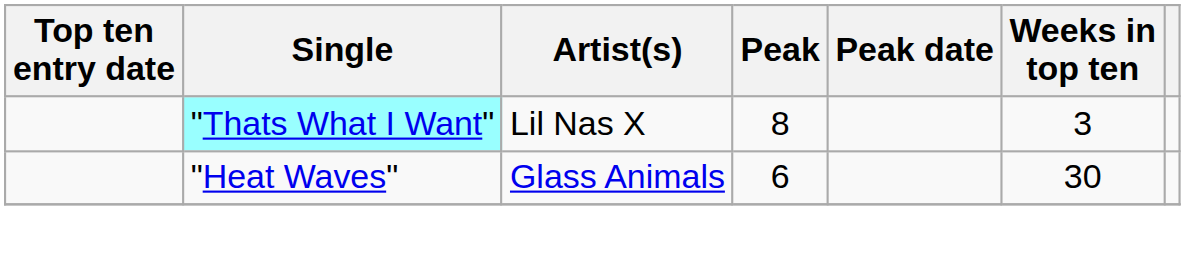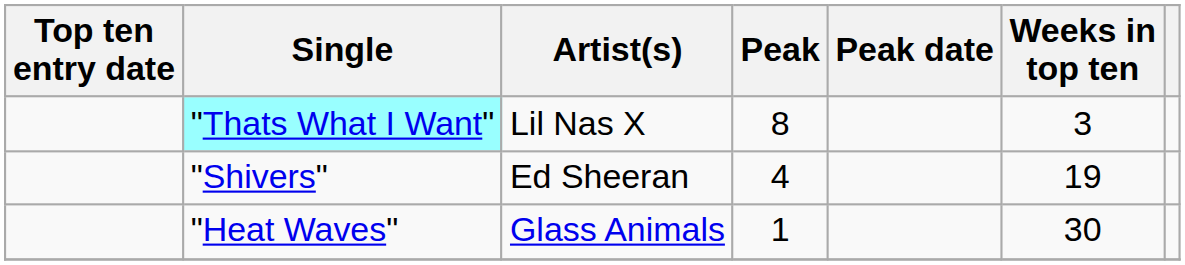+ row: (259, 177)
(780, 177) 6 -> (780, 230) 1
